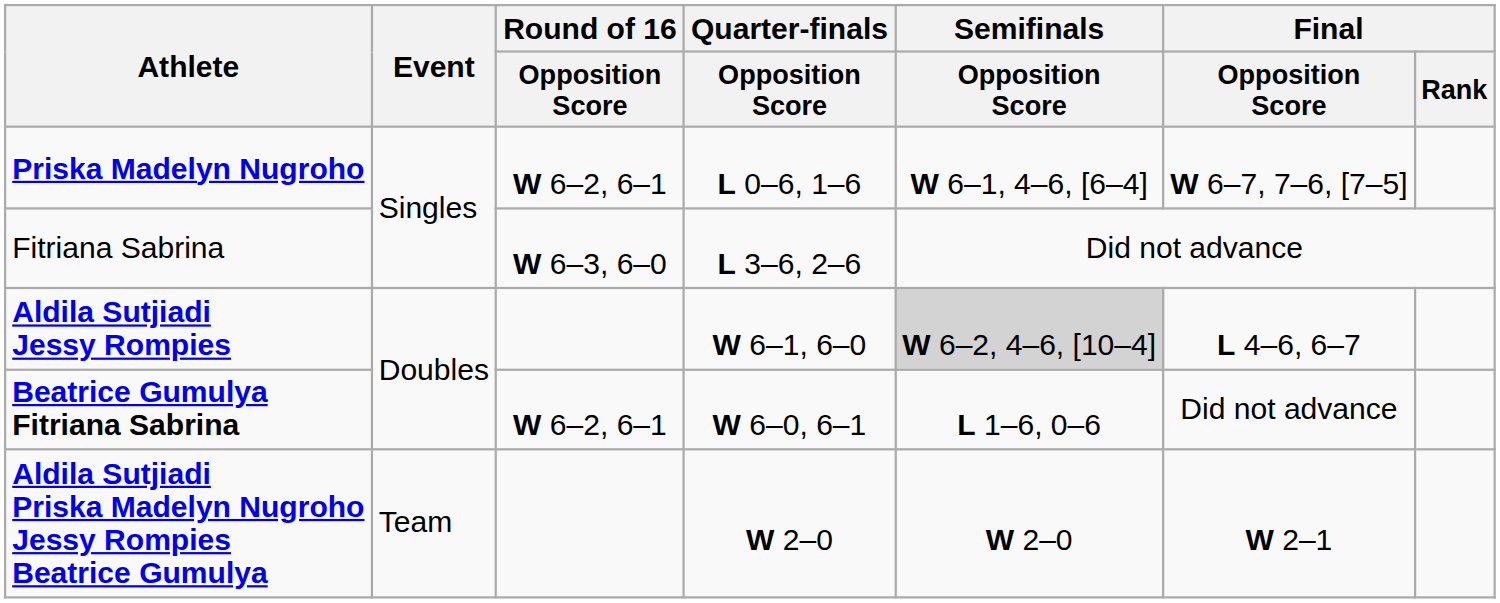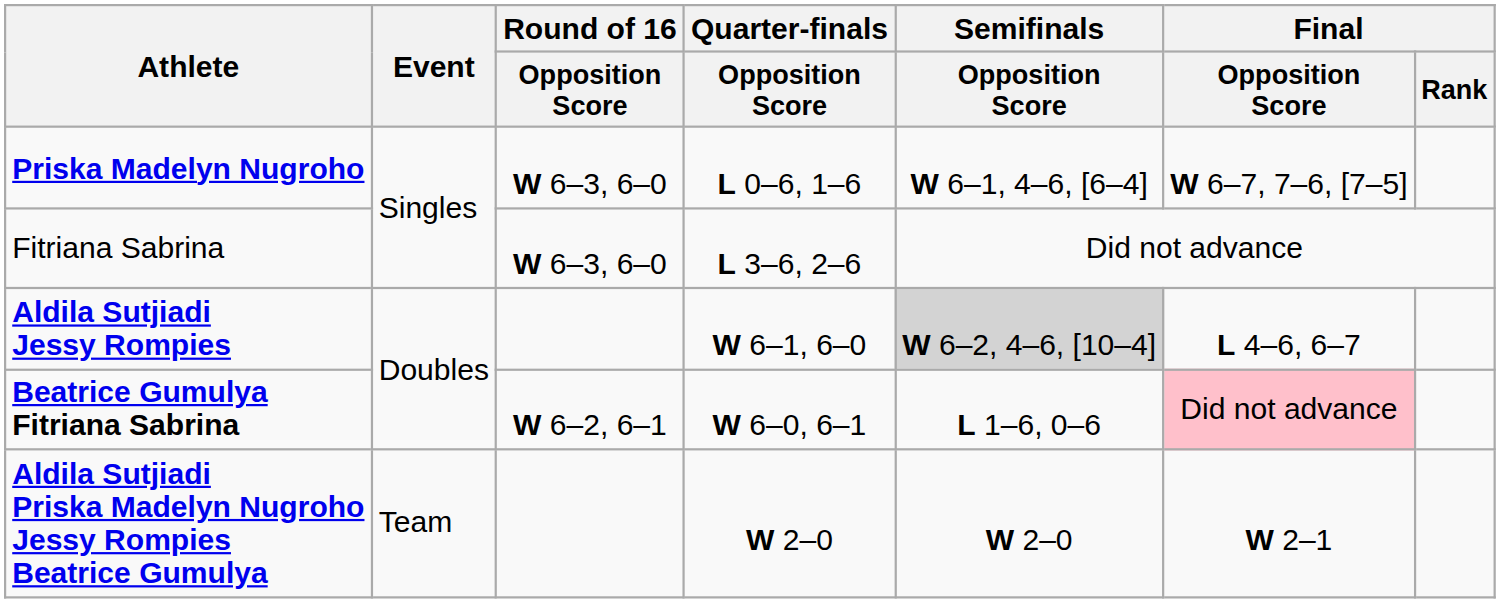(590, 184) W 6–2, 6–1 -> (590, 184) W 6–3, 6–0
(1289, 409) no background -> (1289, 409) pink background
